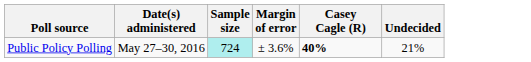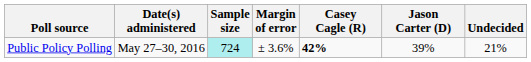+ column: (423, 21)
(314, 47) 40% -> (314, 47) 42%
